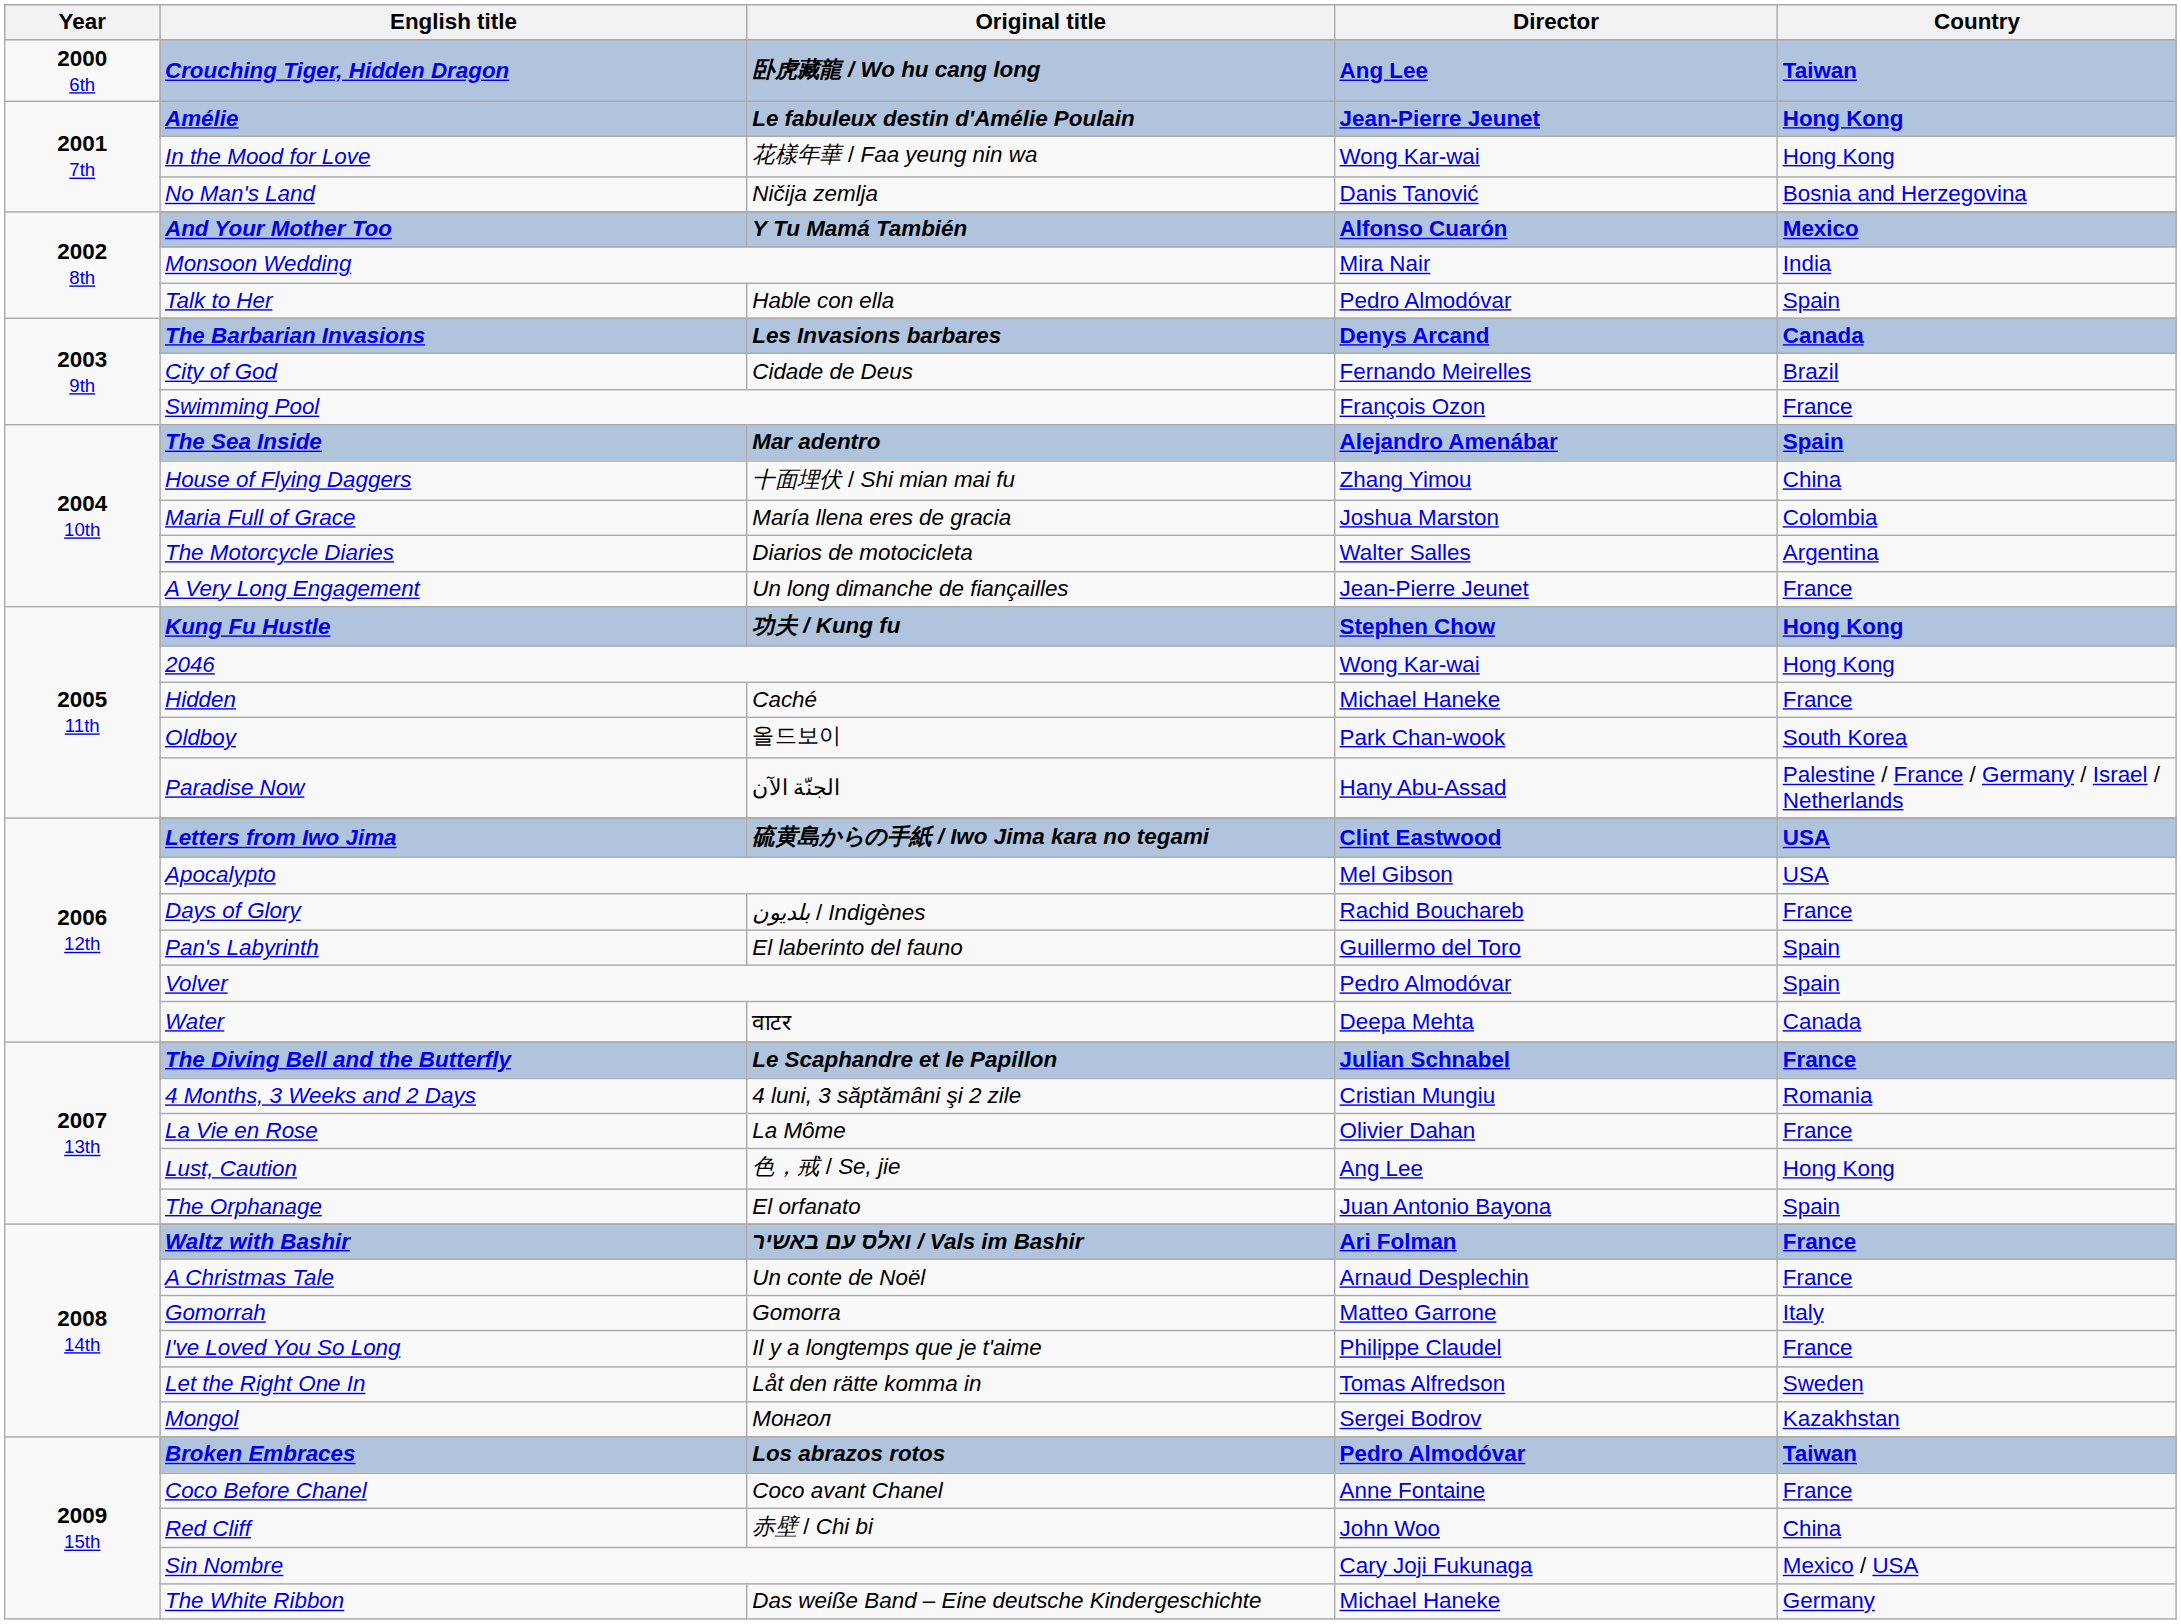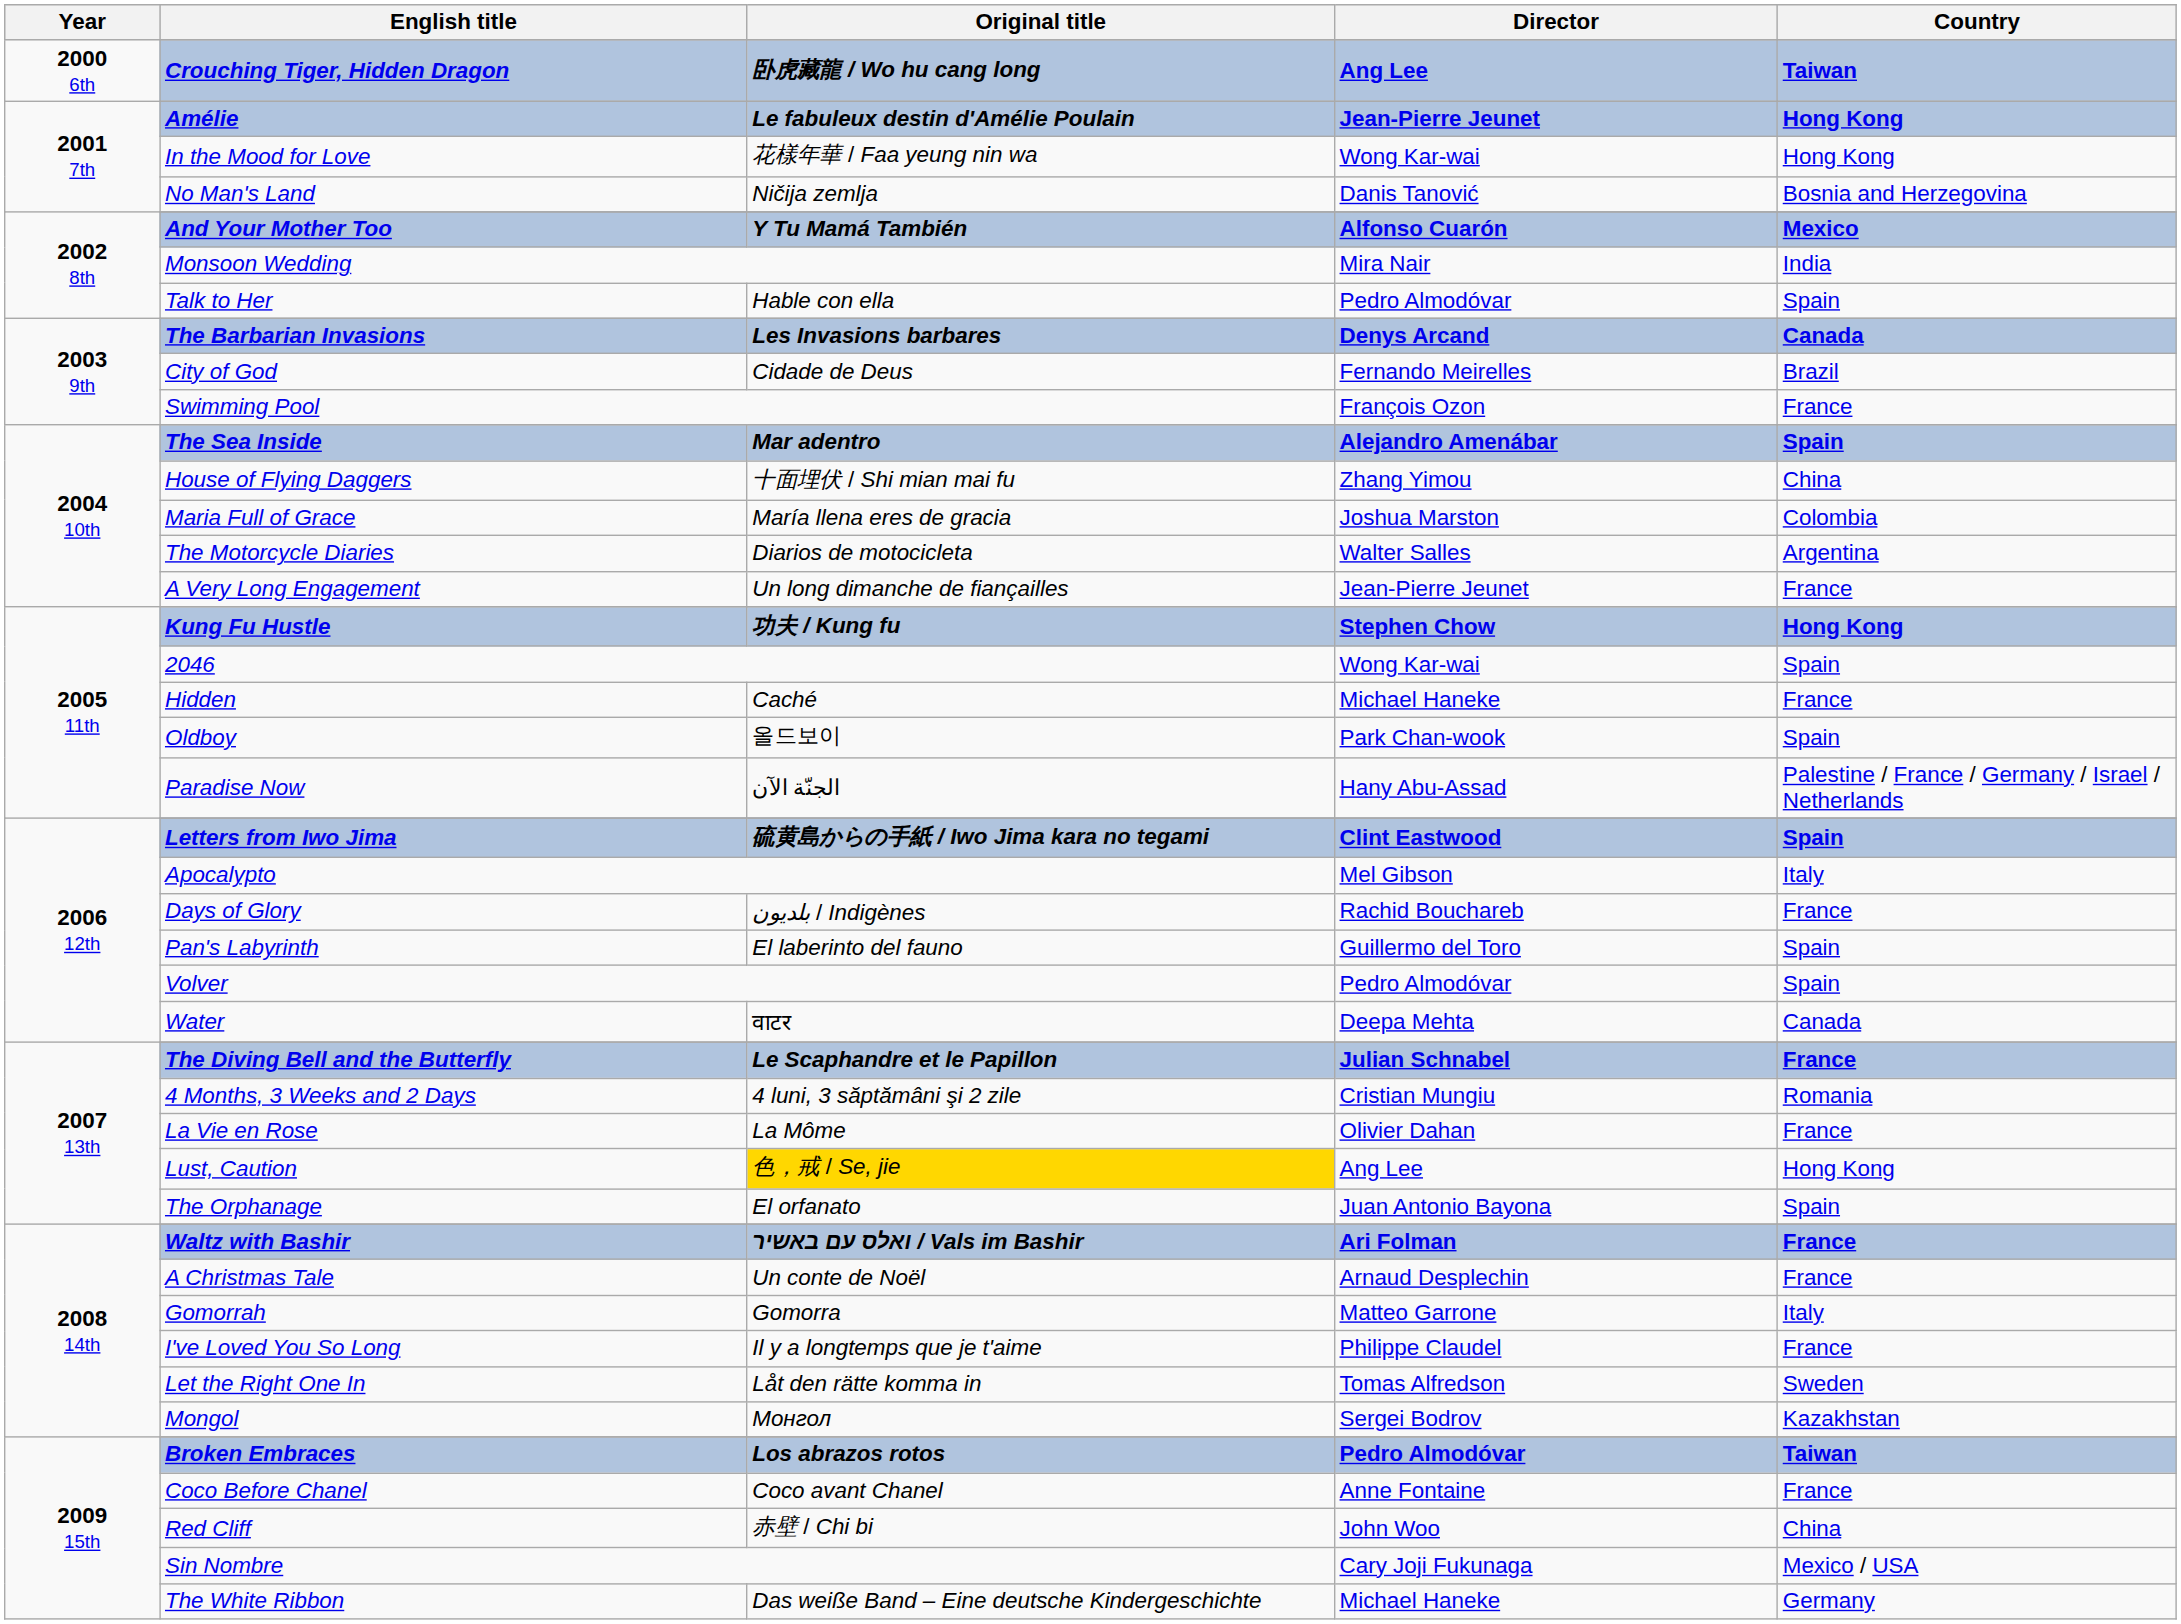(1839, 663) Hong Kong -> (1811, 663) Spain
(1845, 737) South Korea -> (1811, 737) Spain
(1806, 837) USA -> (1813, 837) Spain
(1806, 875) USA -> (1803, 875) Italy
(826, 1167) no background -> (826, 1167) gold background
